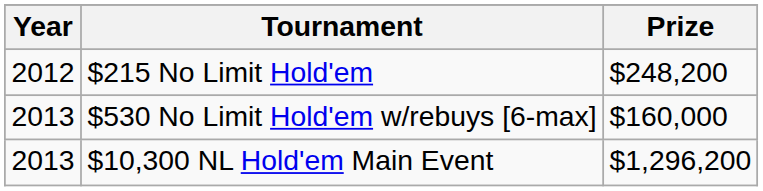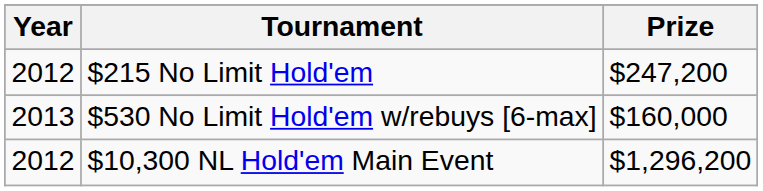(669, 71) $248,200 -> (669, 71) $247,200
(43, 161) 2013 -> (43, 161) 2012
